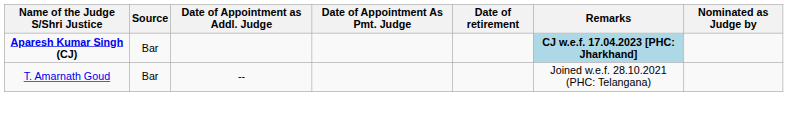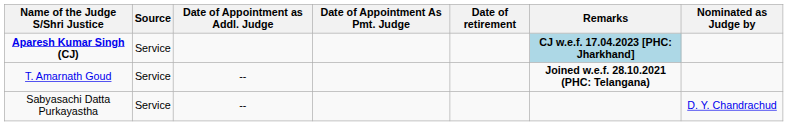(150, 48) Bar -> (153, 48) Service
(150, 77) Bar -> (153, 77) Service
(608, 77) normal -> (606, 77) bold
+ row: (68, 106)
